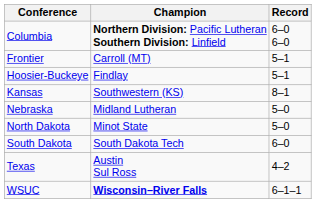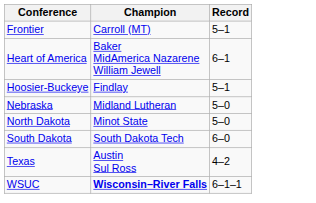- row: (29, 36)
+ row: (47, 59)
- row: (25, 93)
